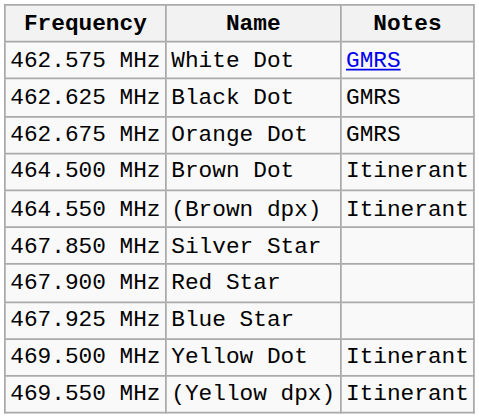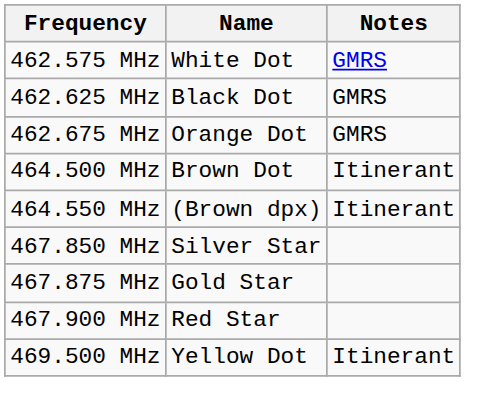+ row: (85, 283)
- row: (85, 320)
- row: (85, 394)
